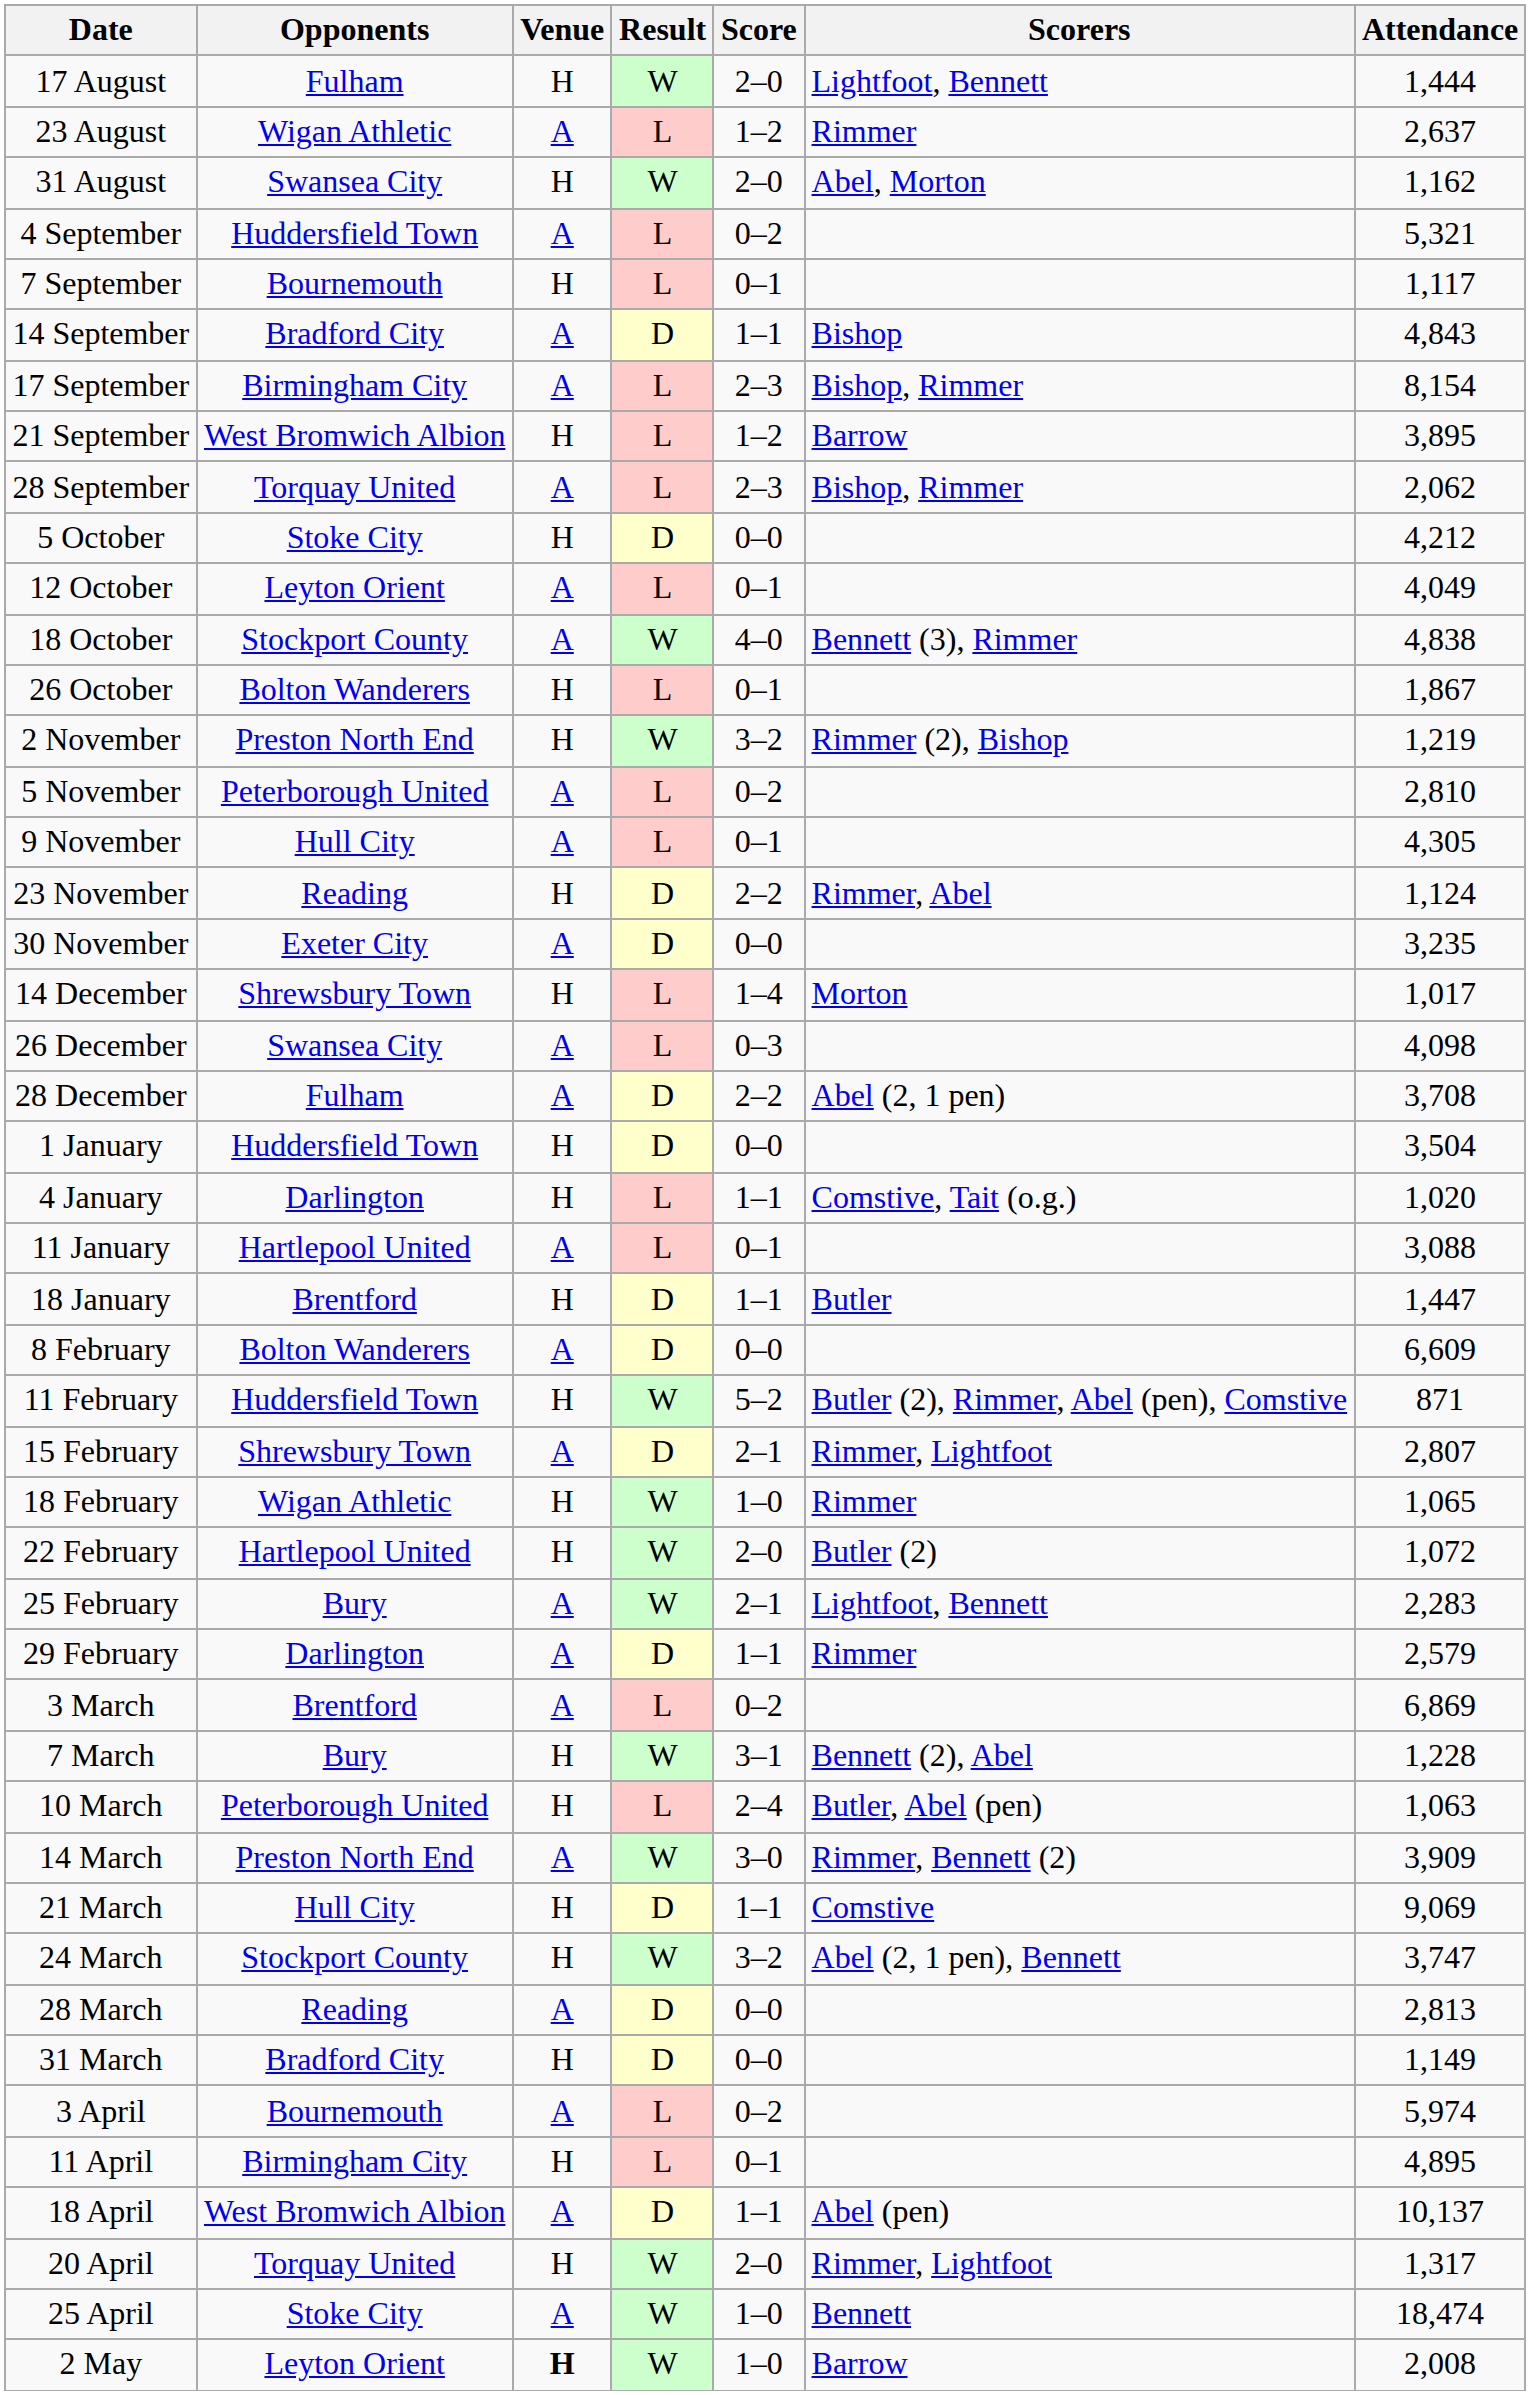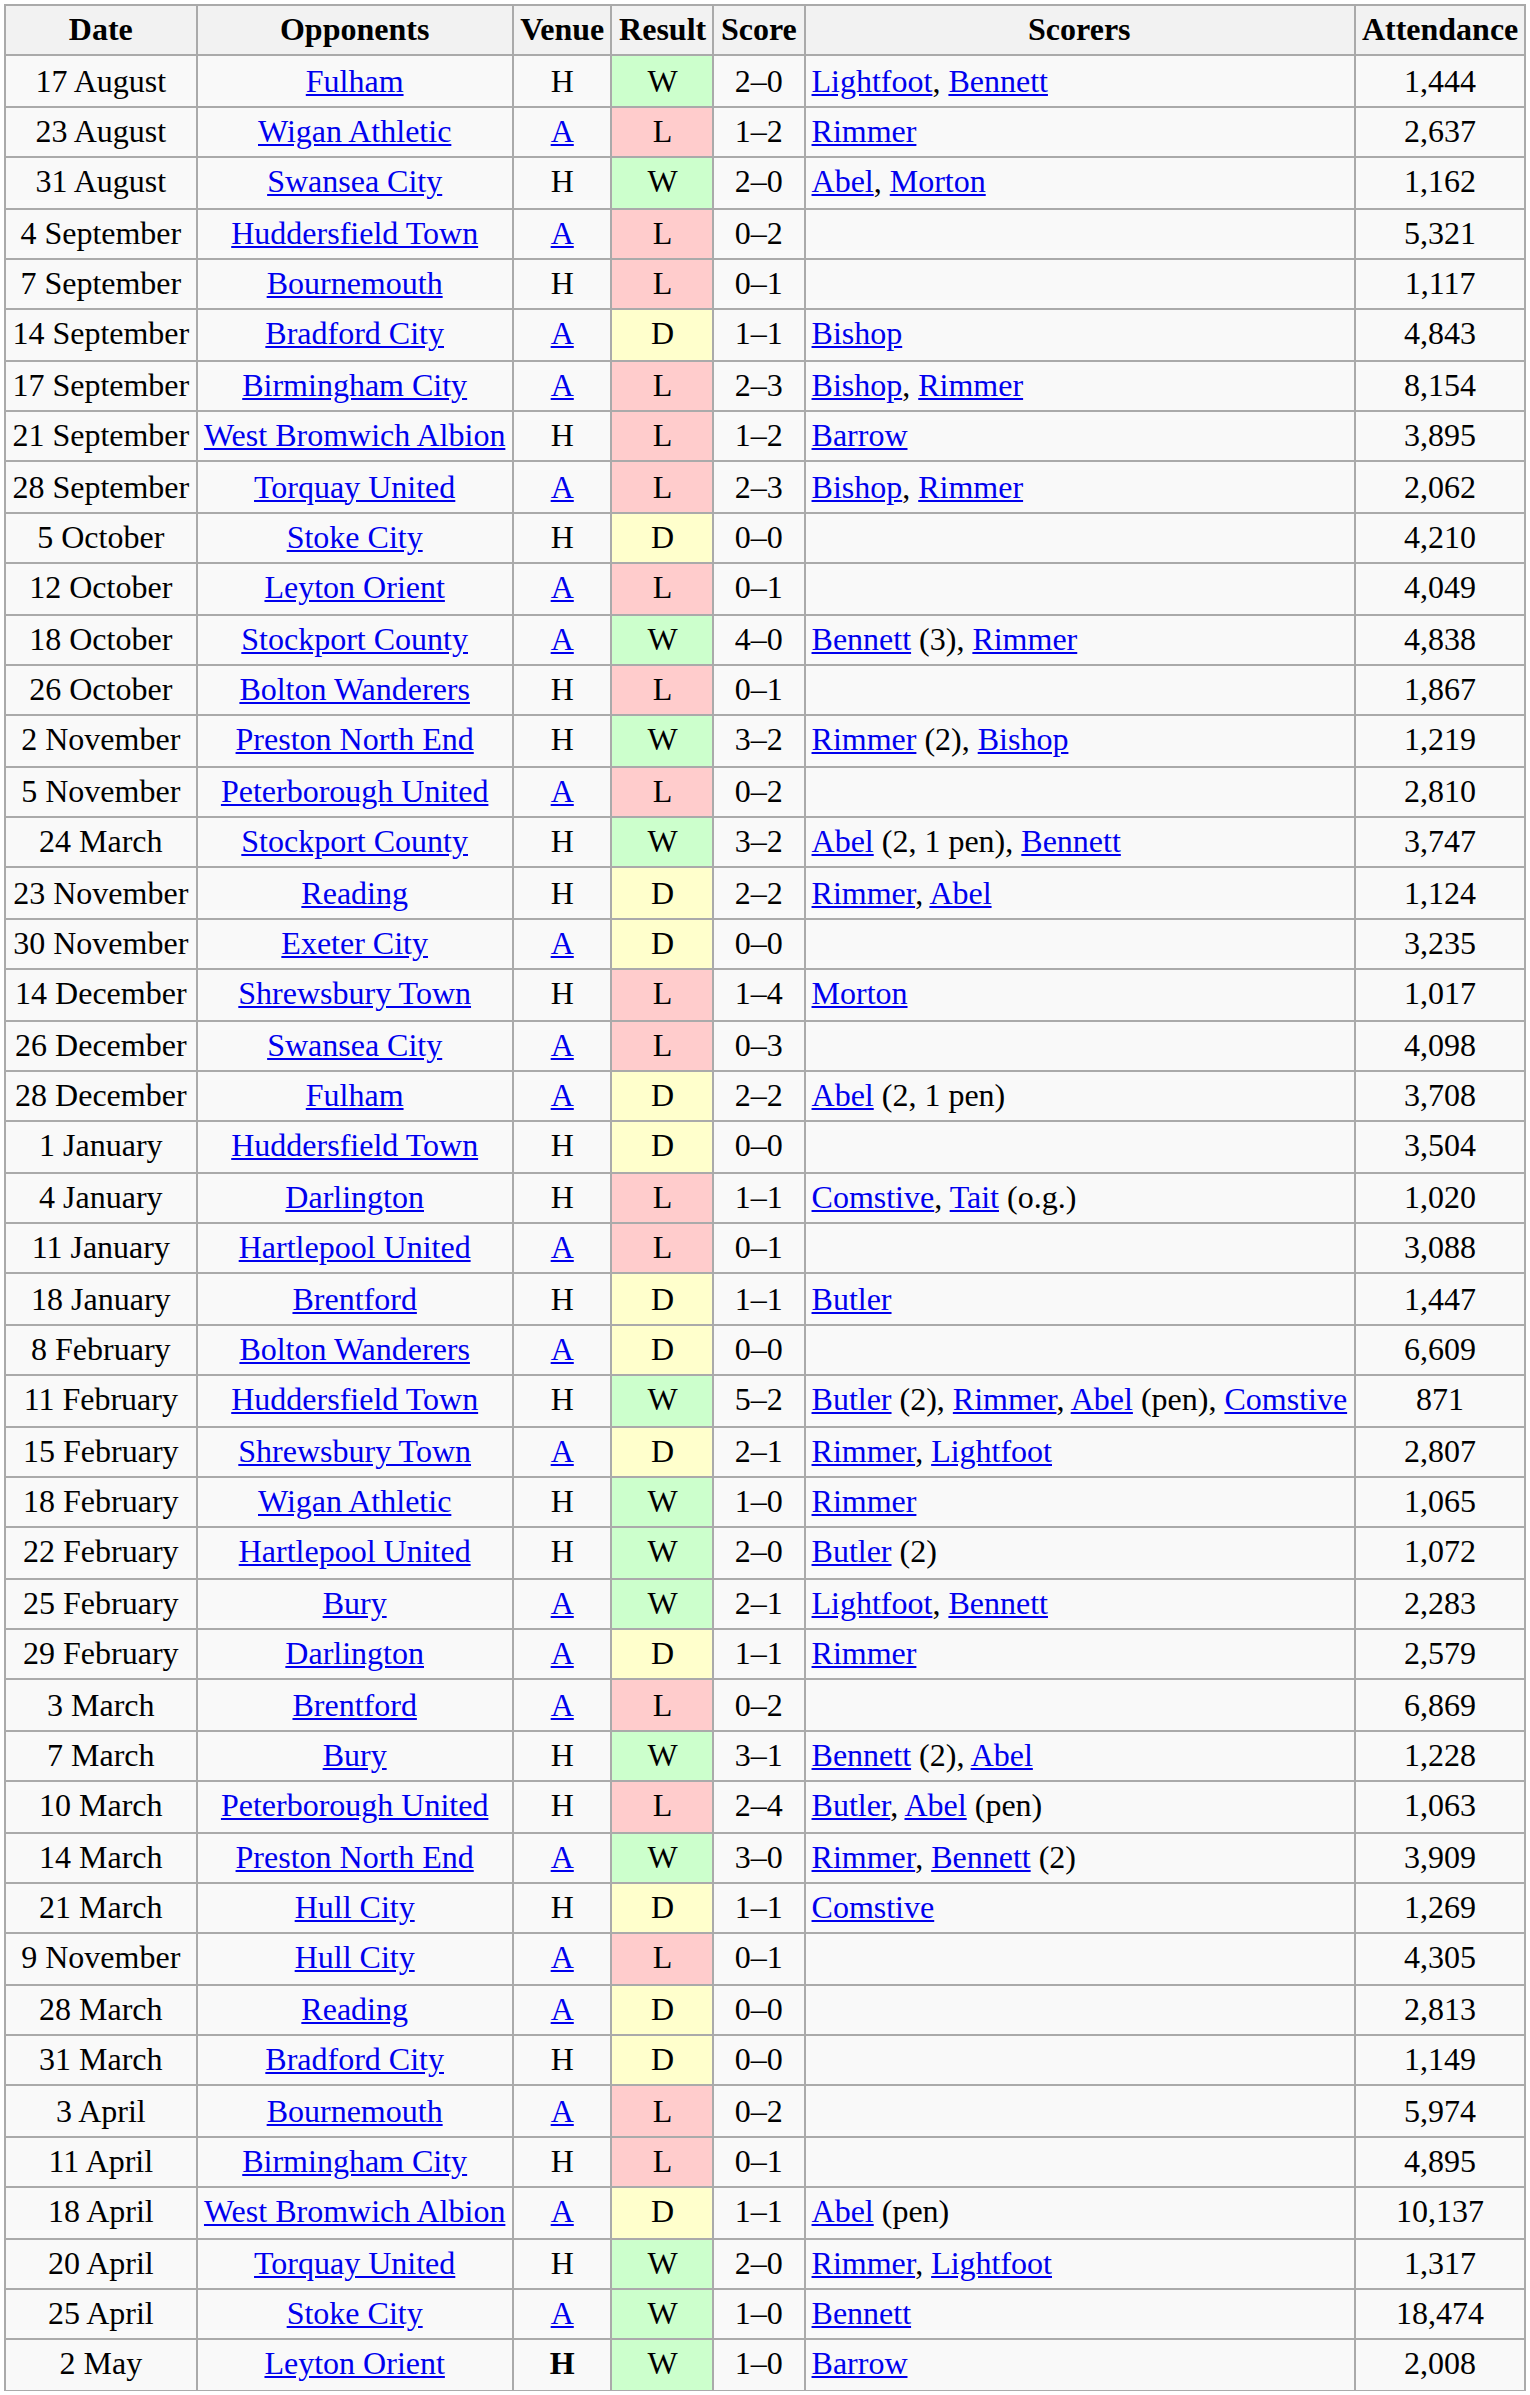(1440, 537) 4,212 -> (1440, 537) 4,210
rows swapped: (101, 841) <-> (101, 1958)
(1440, 1907) 9,069 -> (1440, 1907) 1,269
